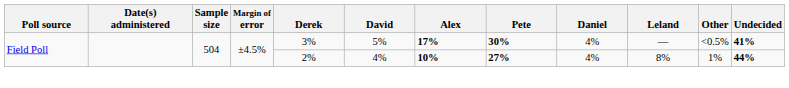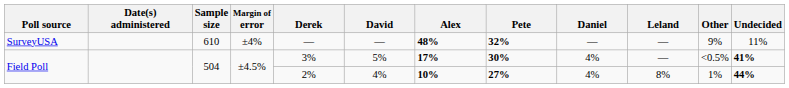+ row: (32, 41)
